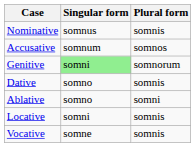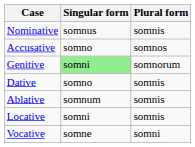(82, 47) somnum -> (78, 47) somno
(78, 99) somno -> (82, 99) somnum
(147, 99) somni -> (149, 99) somnis
(149, 133) somnis -> (147, 133) somni
